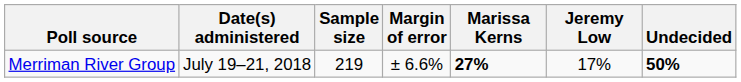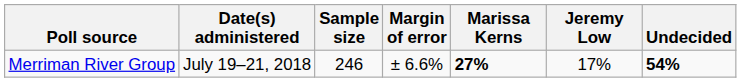(349, 64) 219 -> (349, 64) 246
(663, 64) 50% -> (663, 64) 54%
